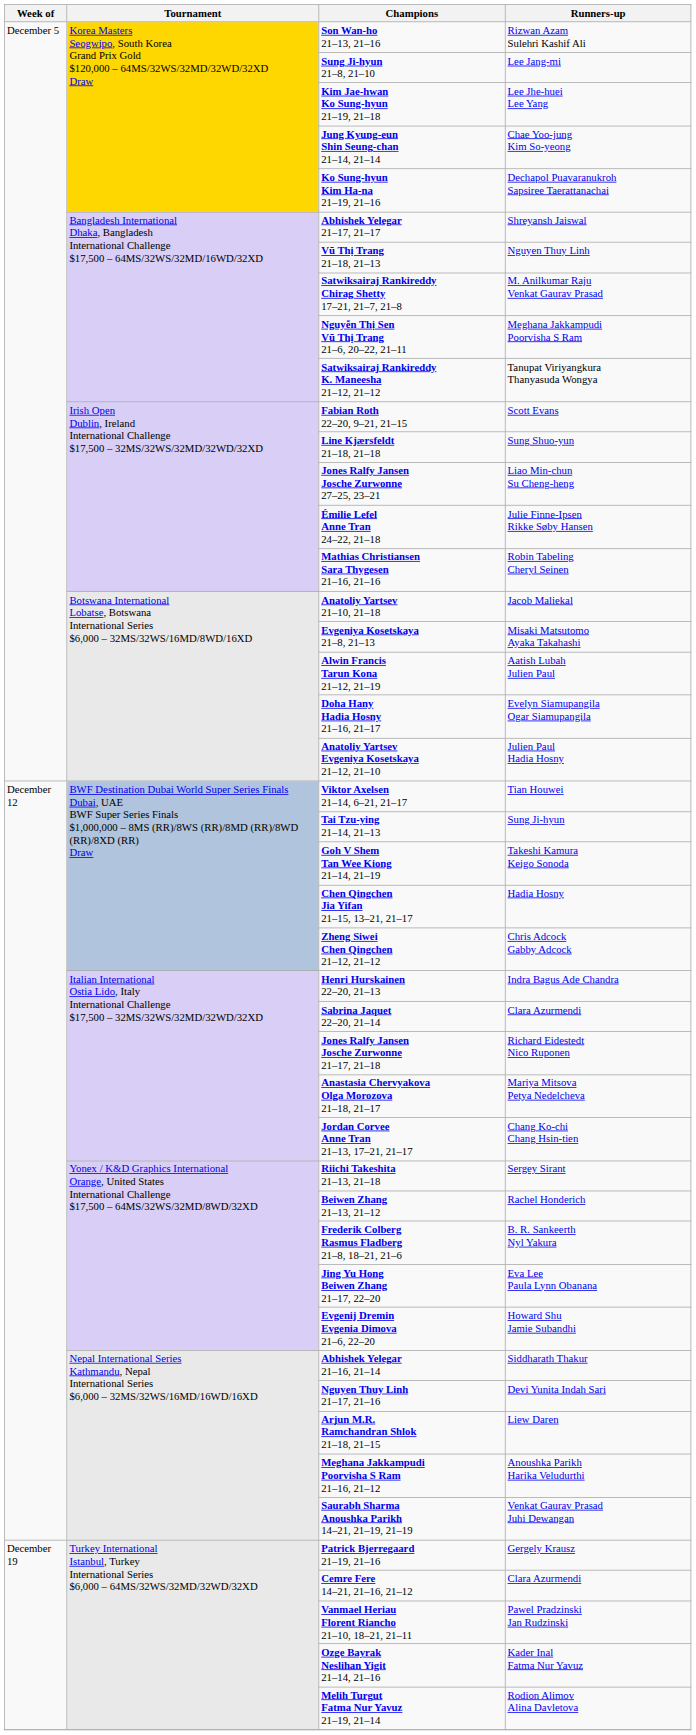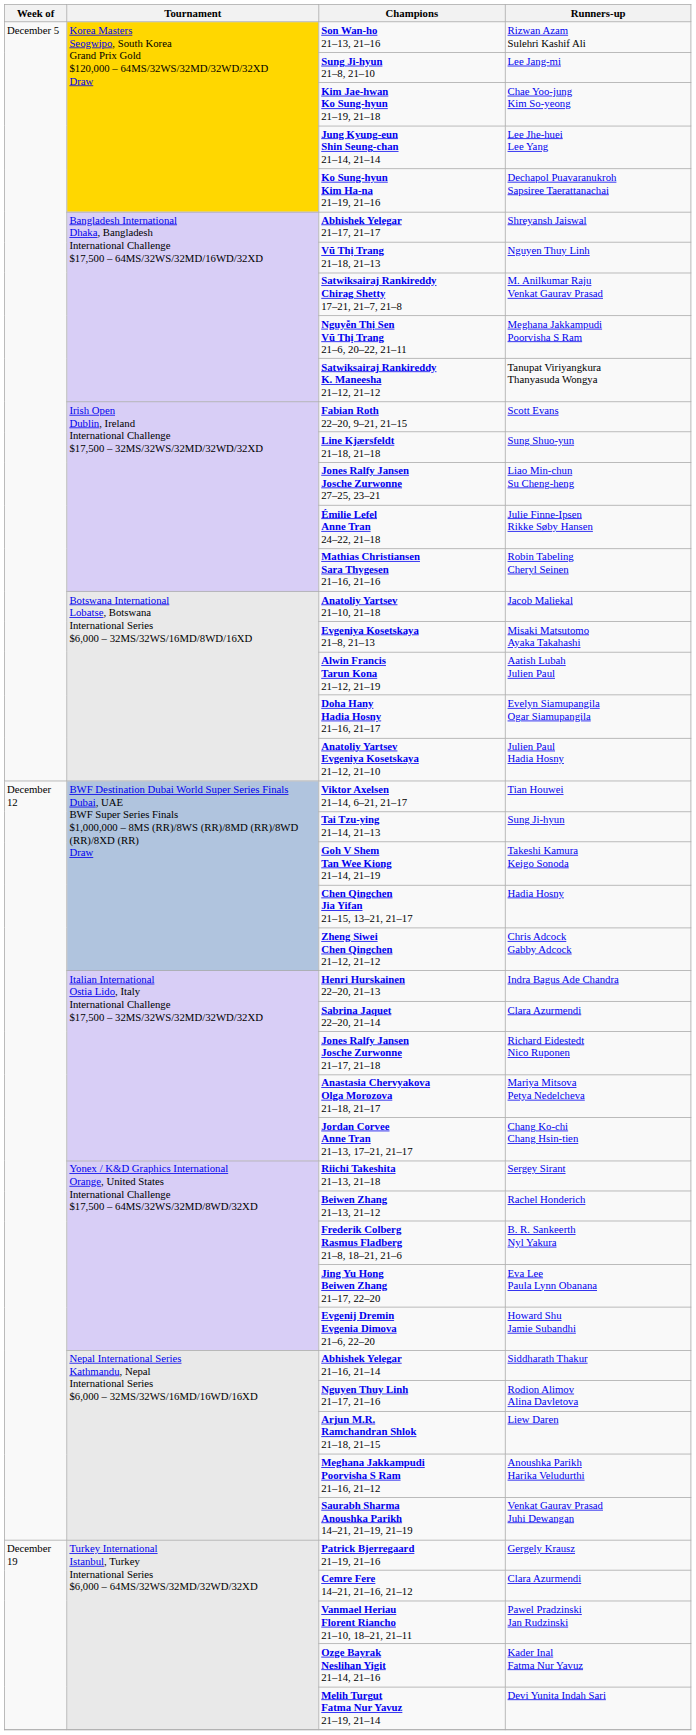(535, 97) Lee Jhe-huei Lee Yang -> (540, 97) Chae Yoo-jung Kim So-yeong
(540, 140) Chae Yoo-jung Kim So-yeong -> (535, 140) Lee Jhe-huei Lee Yang
(557, 1389) Devi Yunita Indah Sari -> (543, 1395) Rodion Alimov Alina Davletova
(543, 1701) Rodion Alimov Alina Davletova -> (557, 1695) Devi Yunita Indah Sari
